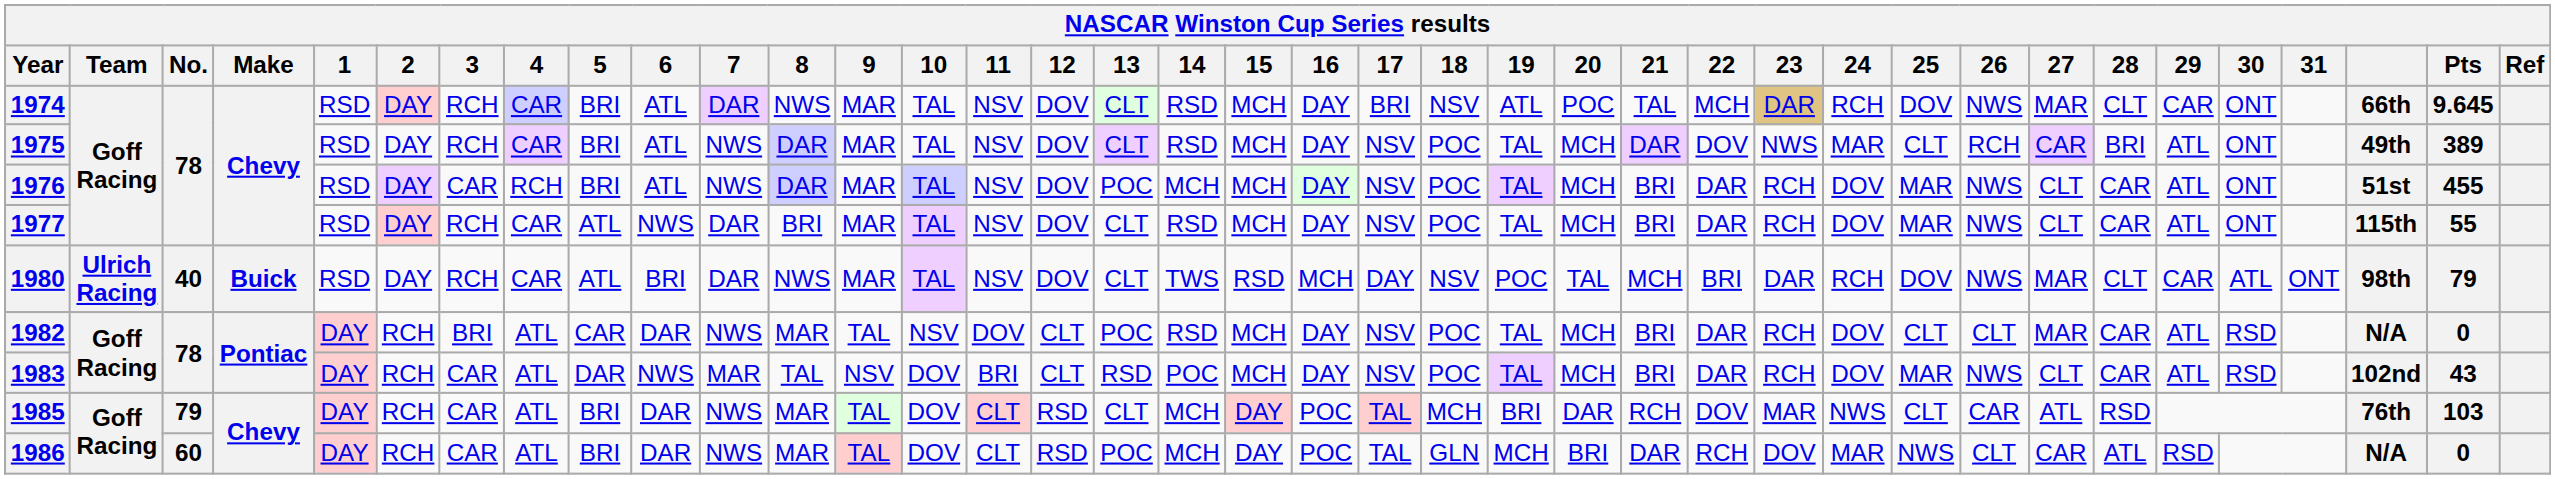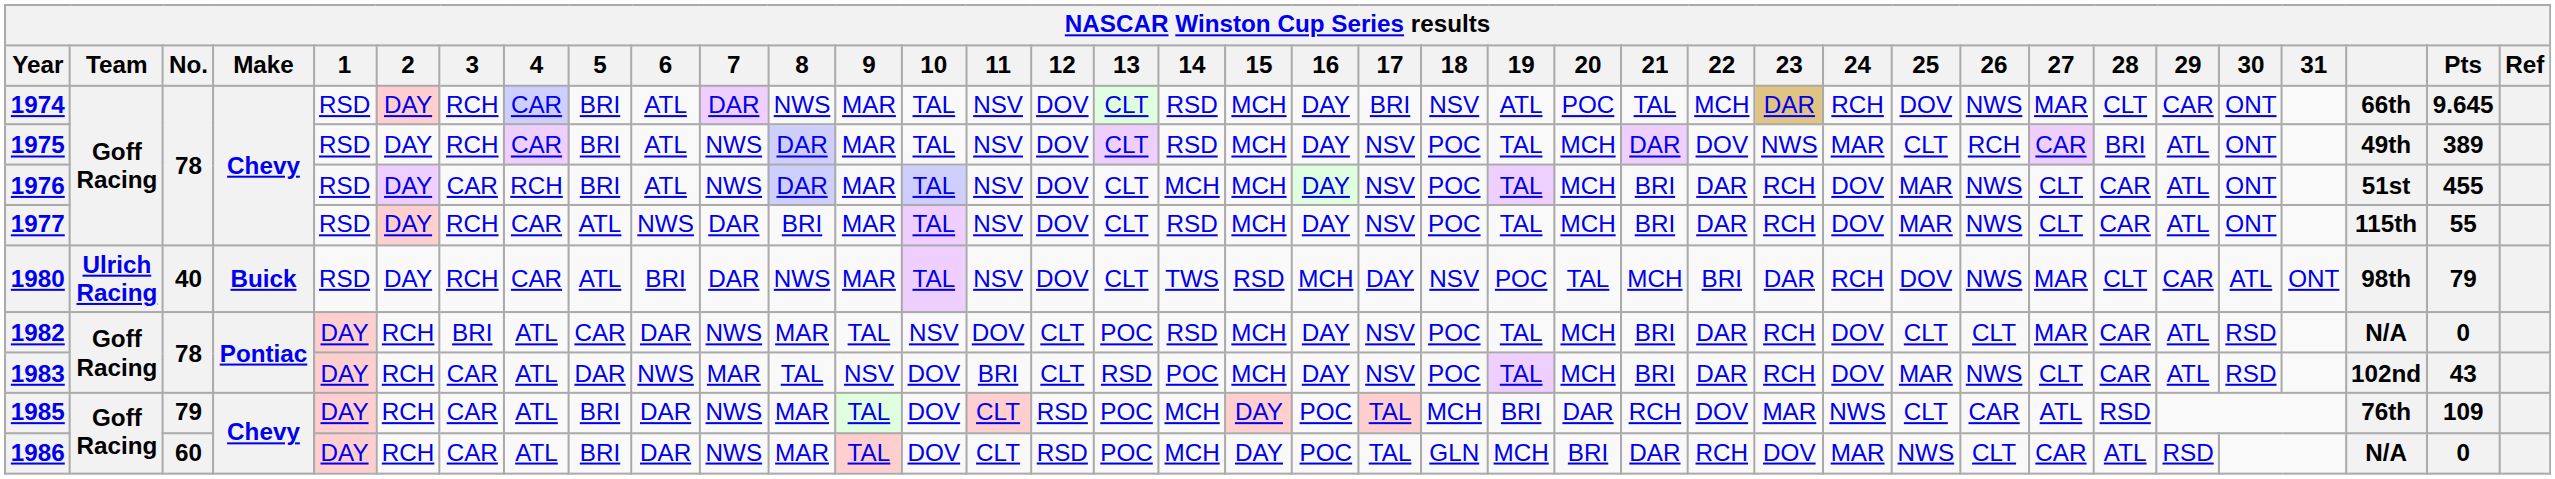(1127, 185) POC -> (1127, 185) CLT
(1127, 413) CLT -> (1127, 413) POC
(2463, 413) 103 -> (2463, 413) 109
